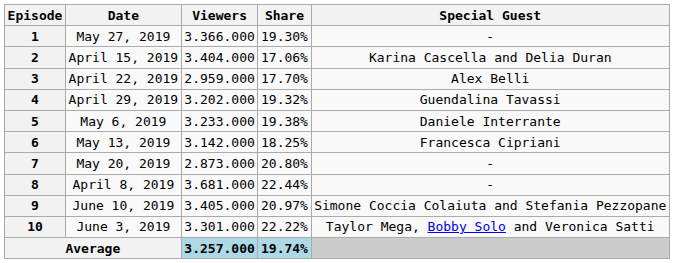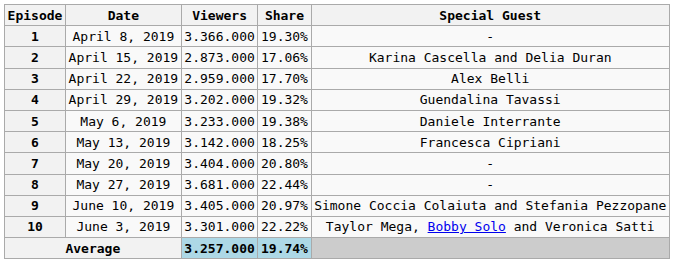(123, 36) May 27, 2019 -> (123, 36) April 8, 2019
(220, 57) 3.404.000 -> (220, 57) 2.873.000
(220, 163) 2.873.000 -> (220, 163) 3.404.000
(123, 185) April 8, 2019 -> (123, 185) May 27, 2019
